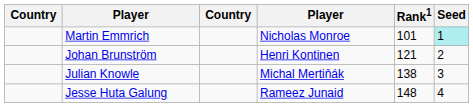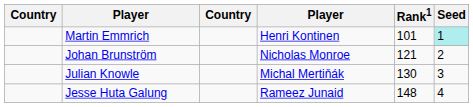(305, 36) Nicholas Monroe -> (300, 36) Henri Kontinen
(300, 55) Henri Kontinen -> (305, 55) Nicholas Monroe
(407, 74) 138 -> (407, 74) 130
